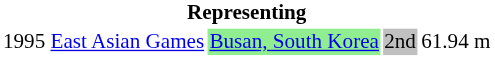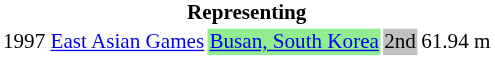(24, 41) 1995 -> (24, 41) 1997
